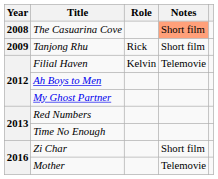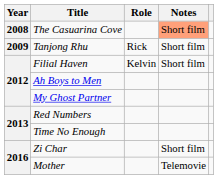(184, 64) Telemovie -> (183, 64) Short film
